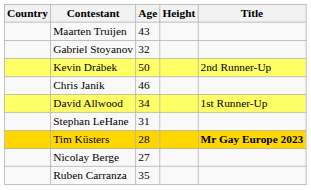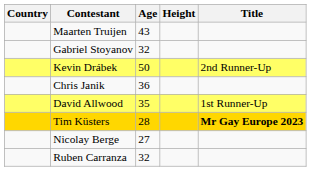(144, 85) 46 -> (144, 85) 36
(144, 103) 34 -> (144, 103) 35
- row: (91, 121)
(144, 175) 35 -> (144, 157) 32
